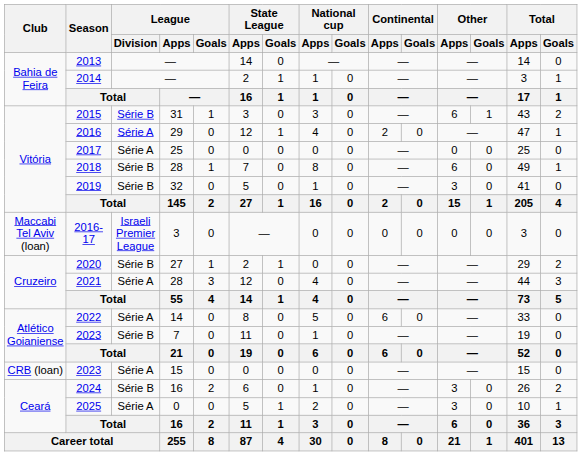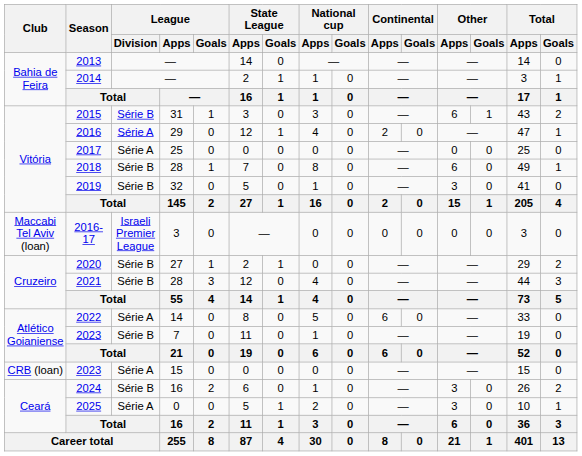(136, 282) Série A -> (136, 282) Série B
